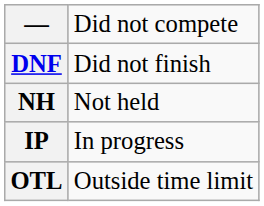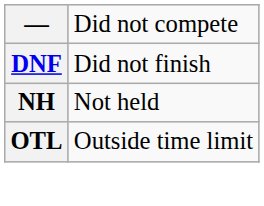- row: (36, 141)
